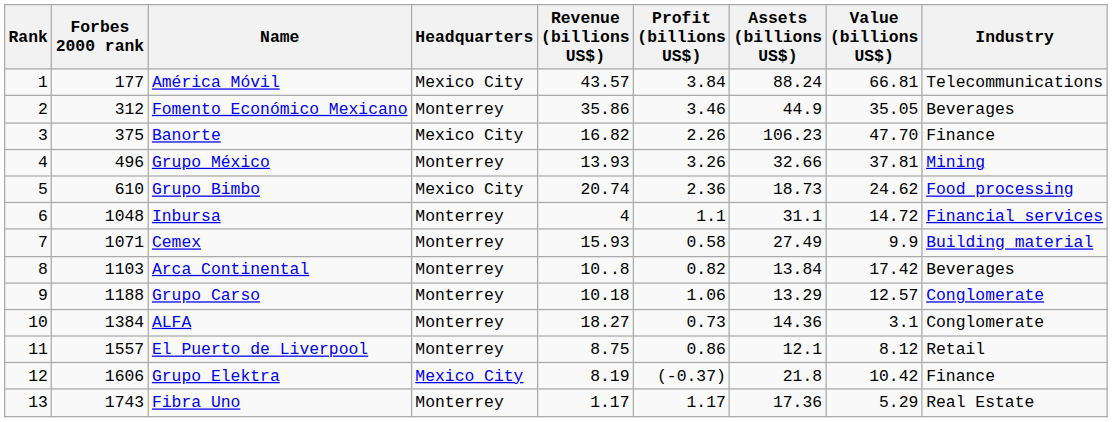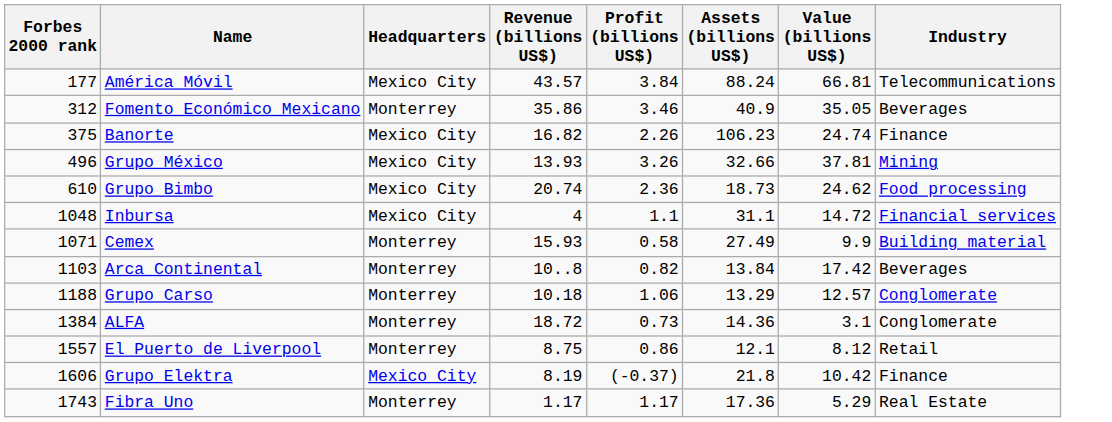- column: (28, 37)
(802, 109) 44.9 -> (755, 109) 40.9
(894, 136) 47.70 -> (847, 136) 24.74
(460, 163) Monterrey -> (422, 163) Mexico City
(460, 216) Monterrey -> (422, 216) Mexico City
(605, 323) 18.27 -> (558, 323) 18.72
